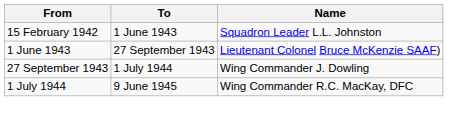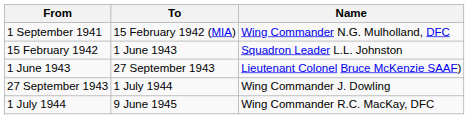+ row: (54, 31)
